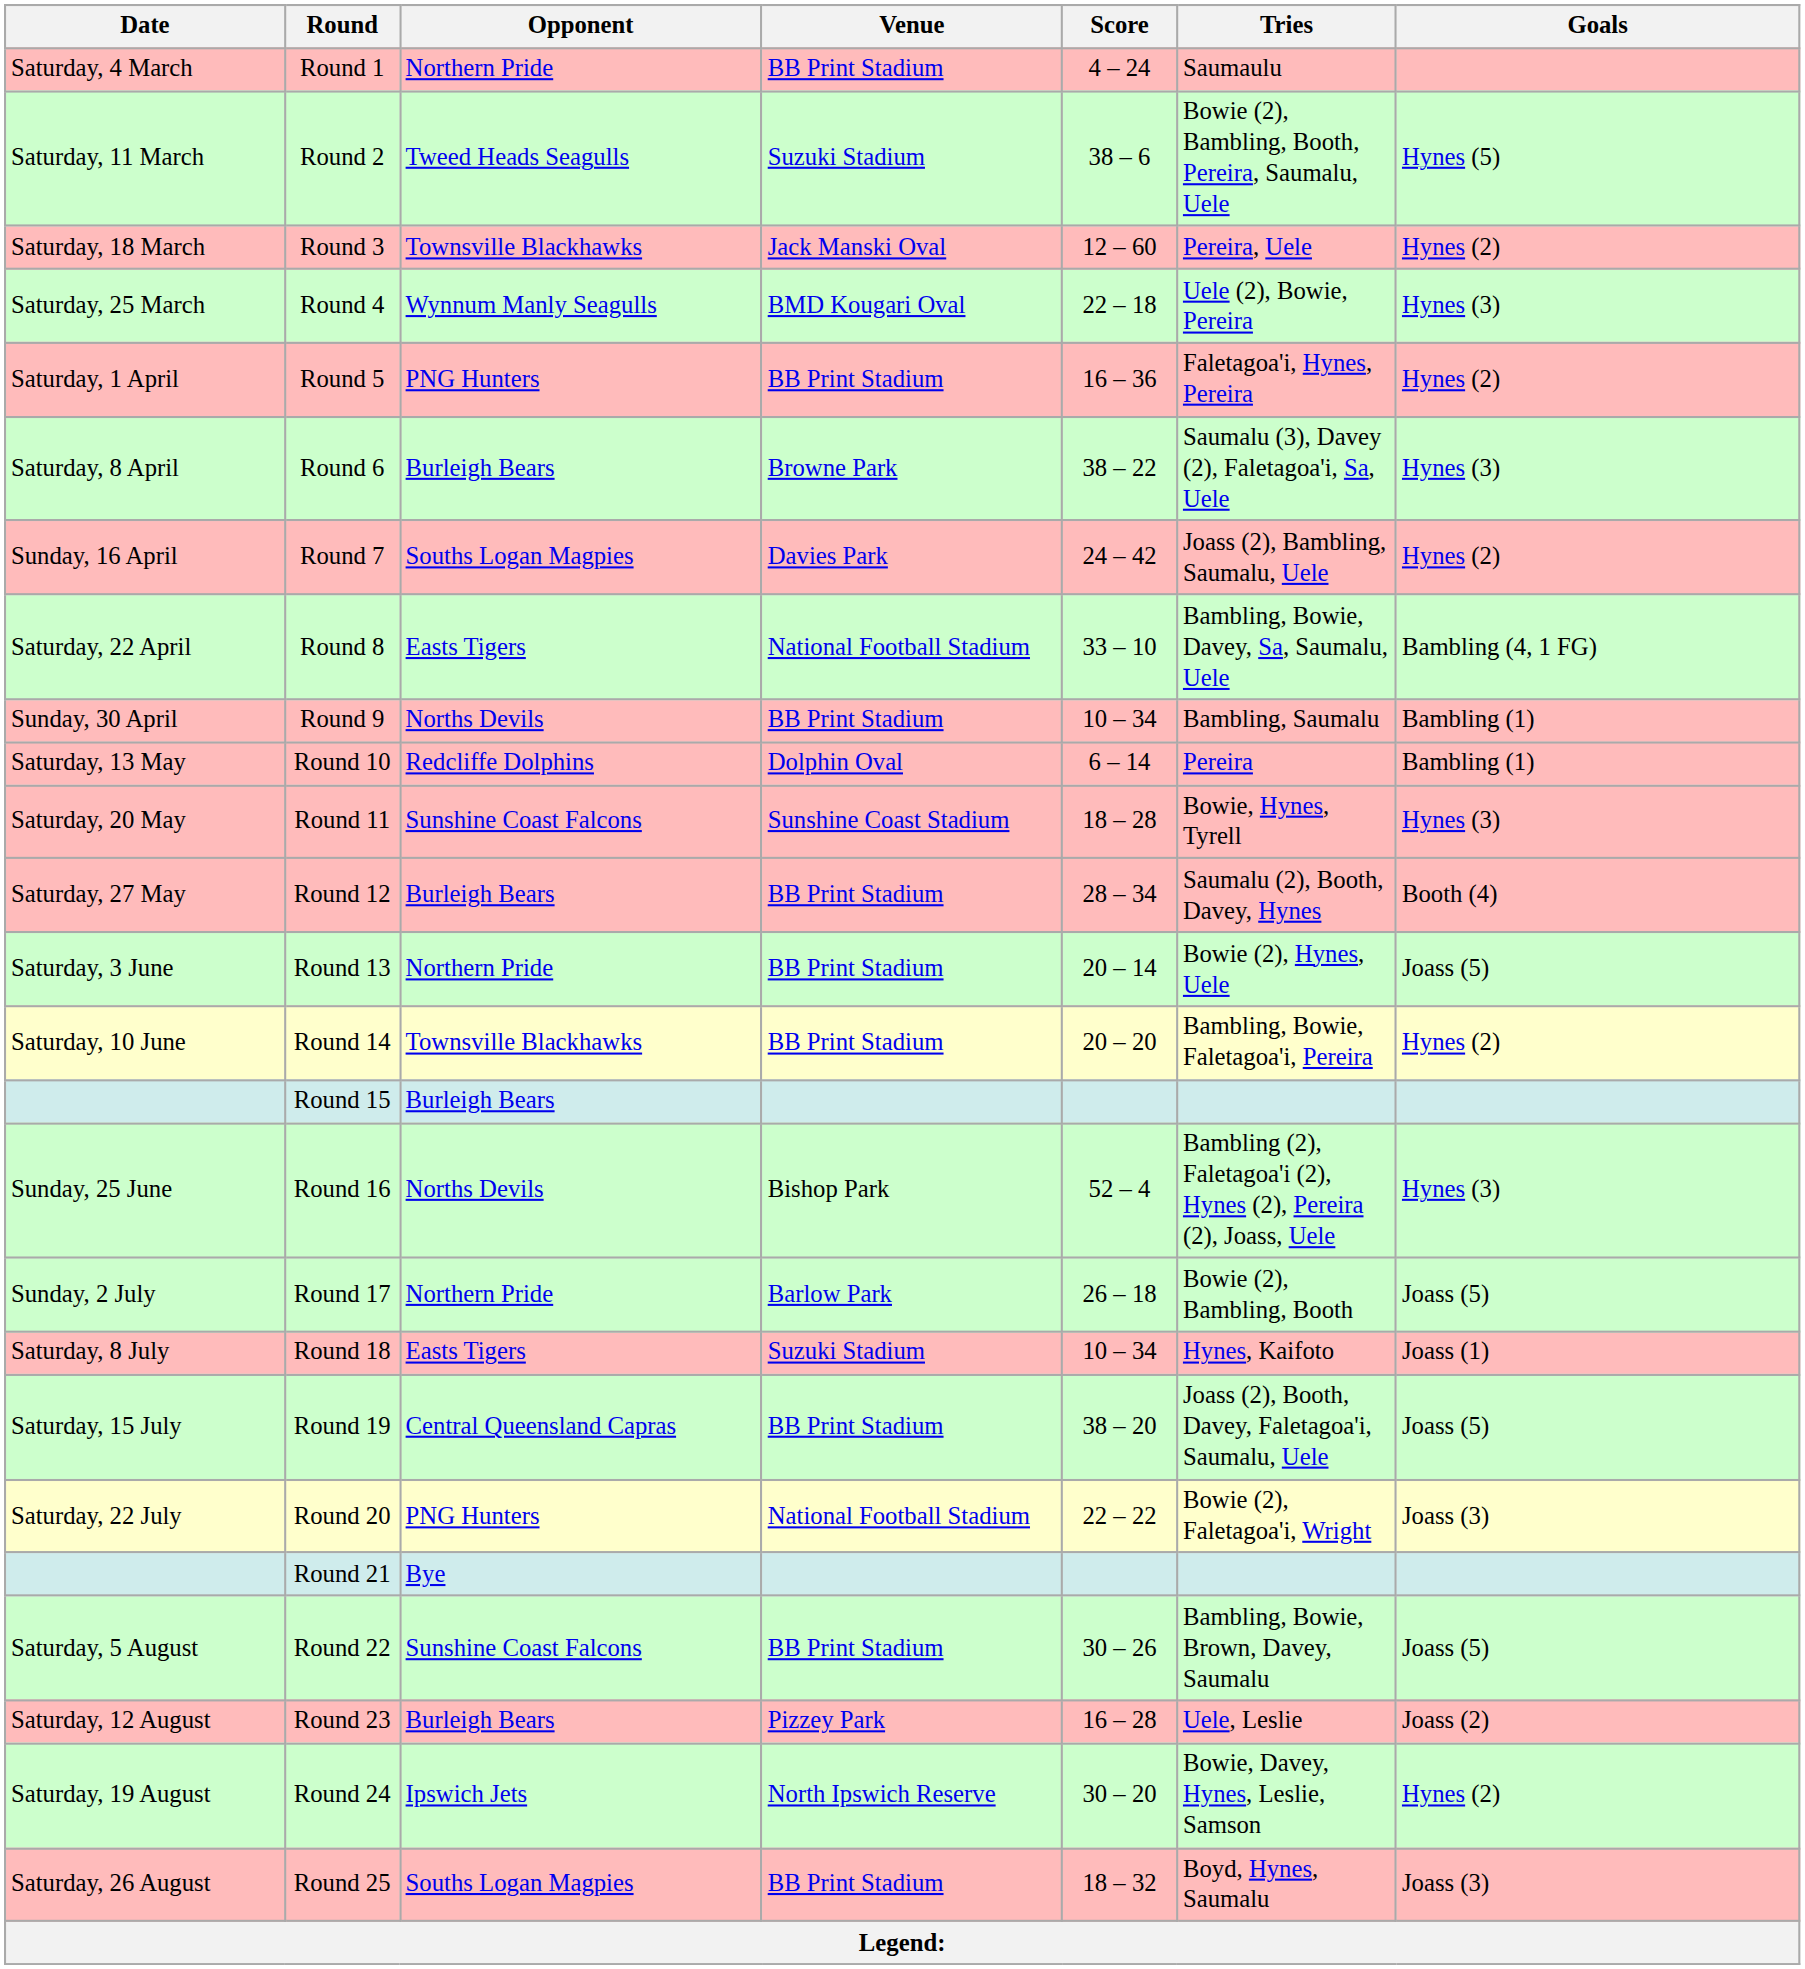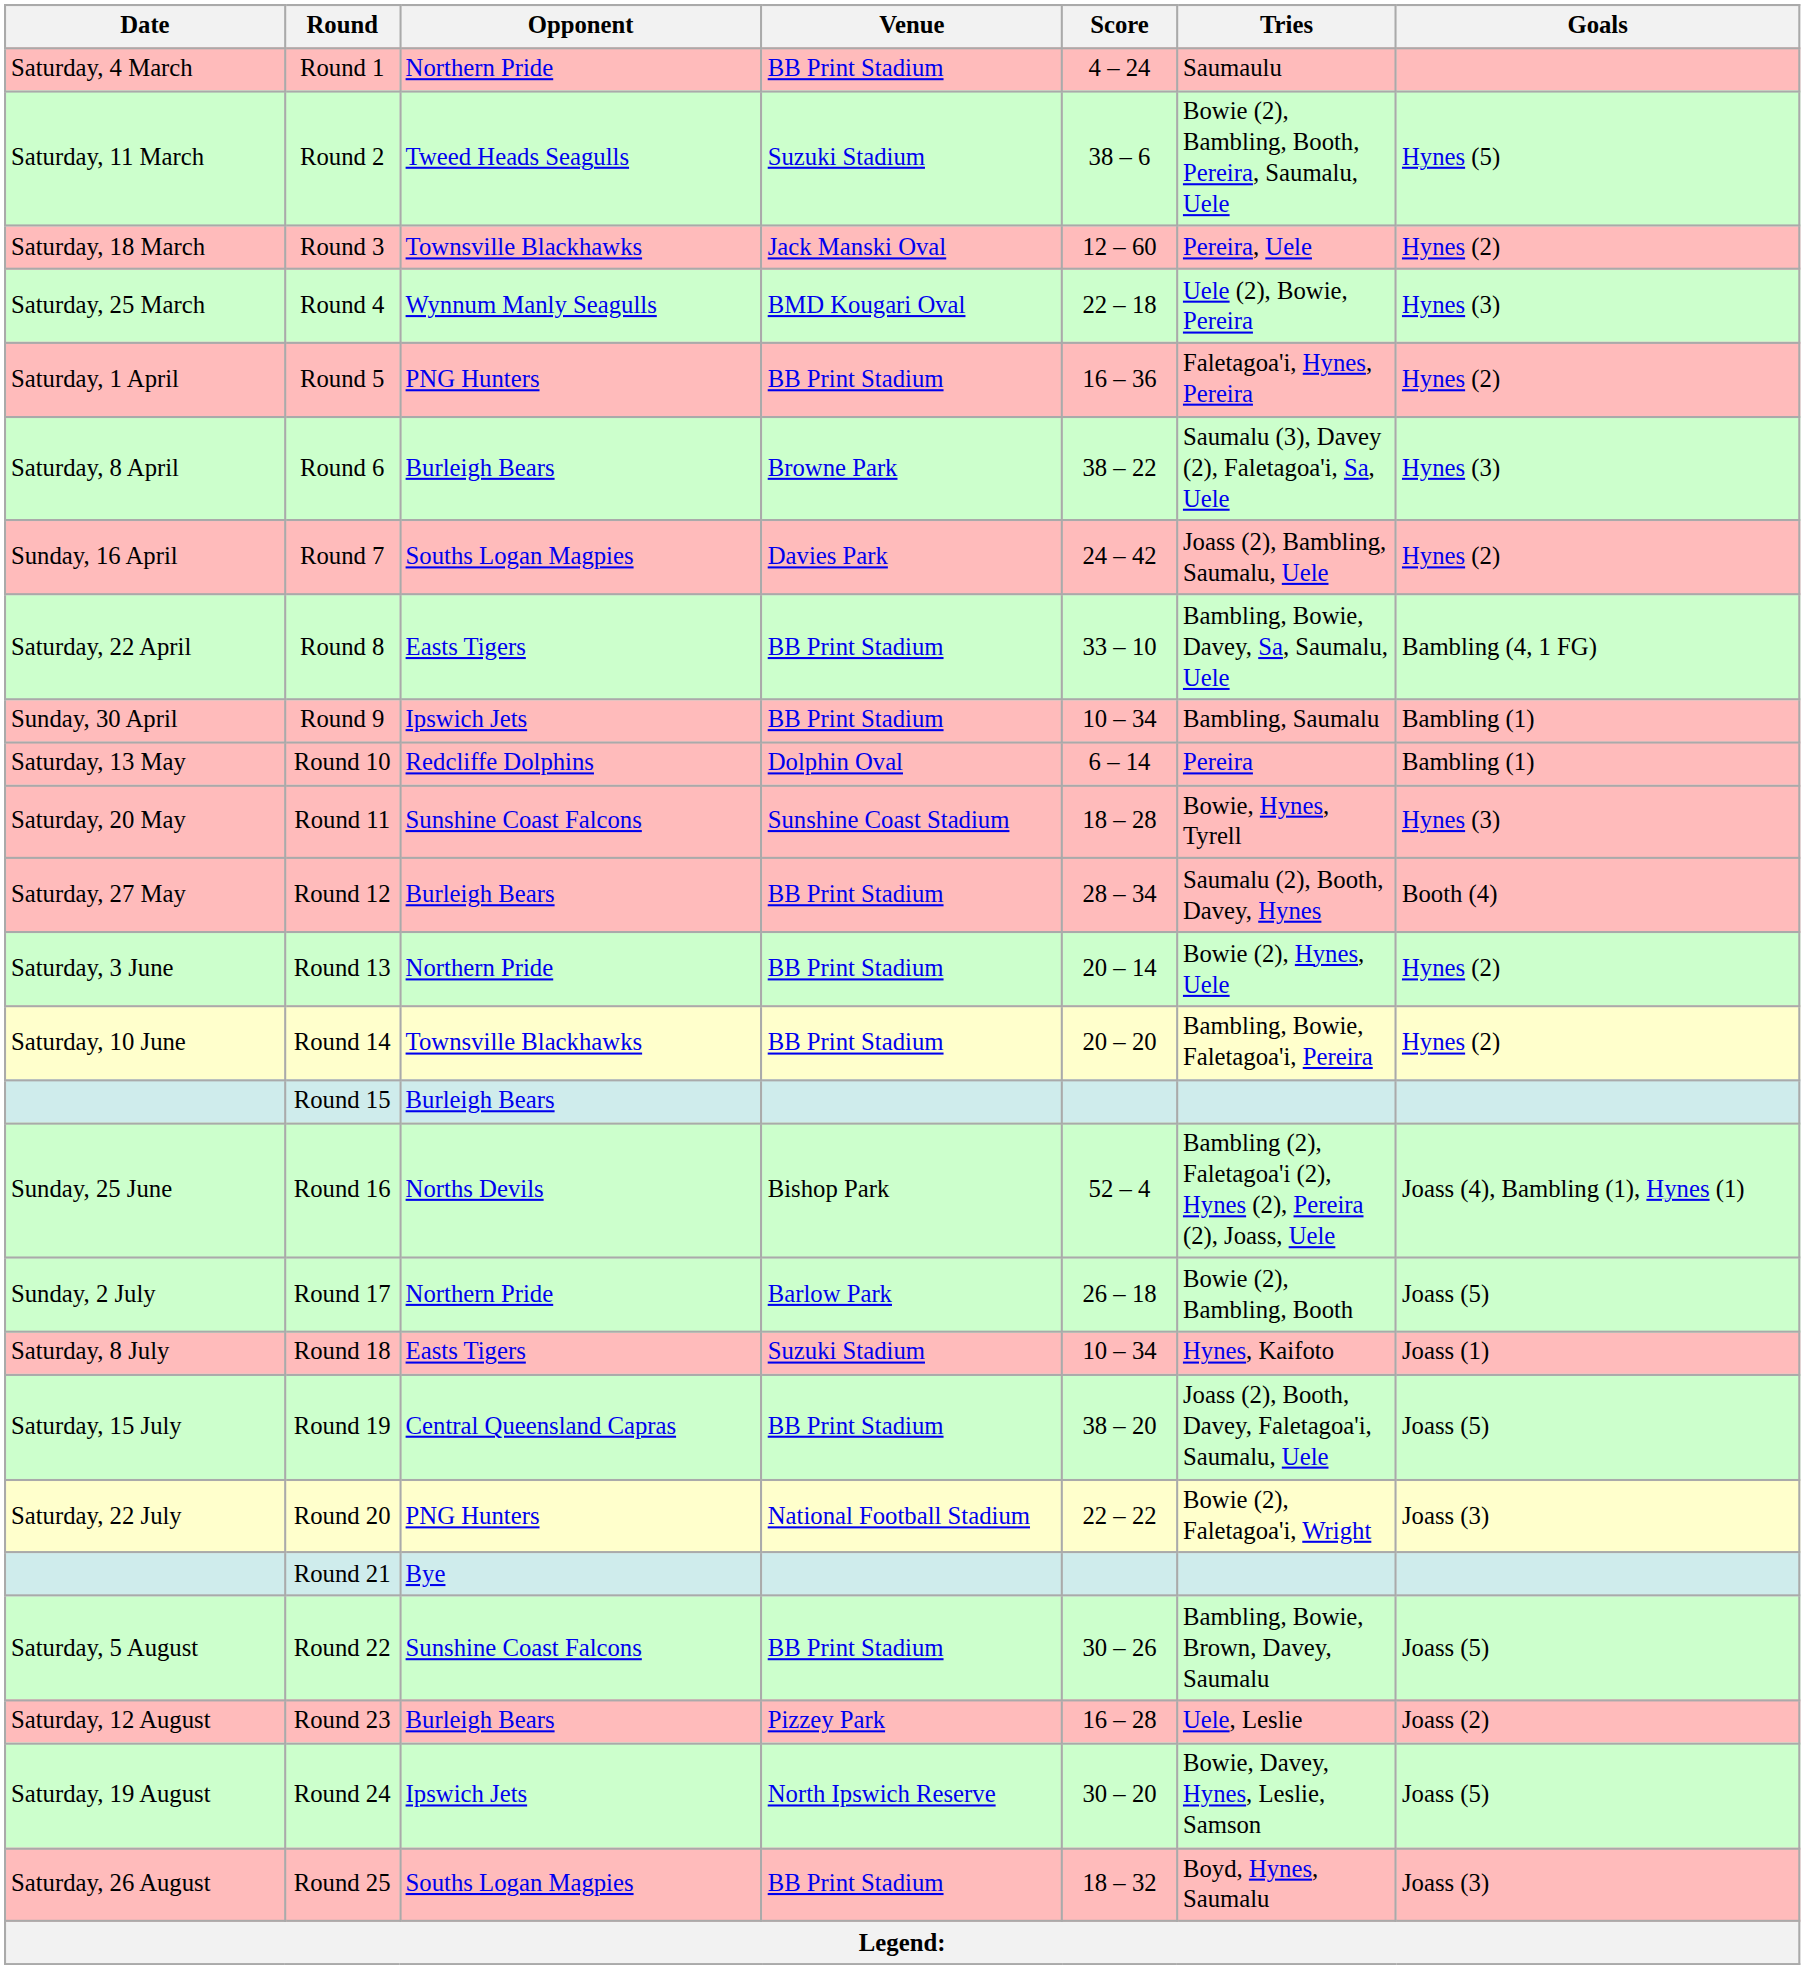(899, 646) National Football Stadium -> (856, 646) BB Print Stadium
(475, 720) Norths Devils -> (466, 720) Ipswich Jets
(1446, 968) Joass (5) -> (1451, 968) Hynes (2)
(1451, 1189) Hynes (3) -> (1573, 1189) Joass (4), Bambling (1), Hynes (1)
(1451, 1794) Hynes (2) -> (1446, 1794) Joass (5)
